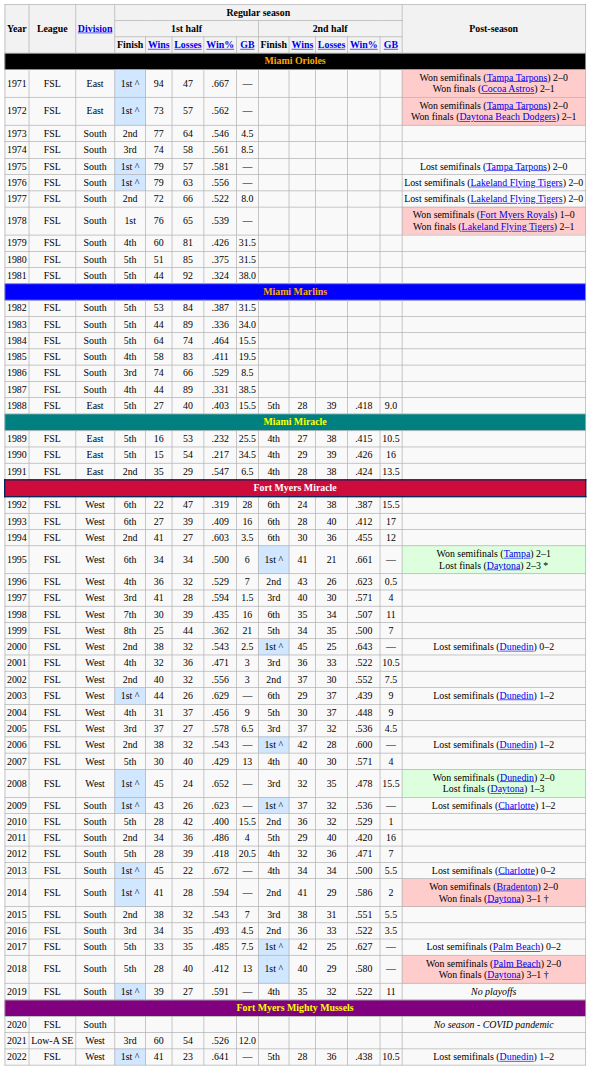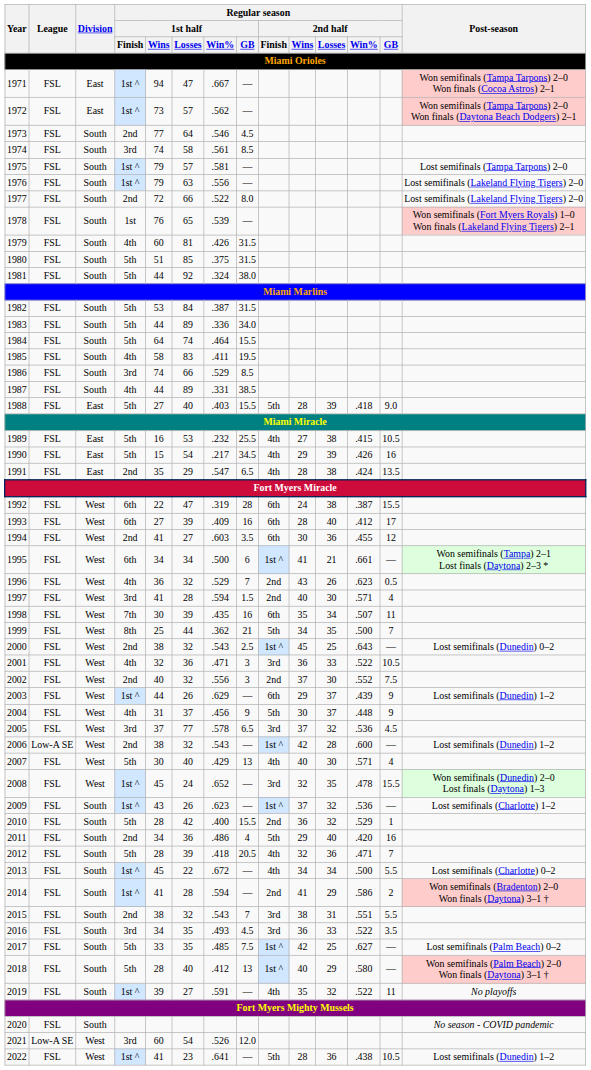(274, 598) 3rd -> (274, 598) 2nd
(188, 728) 27 -> (188, 728) 77
(52, 745) FSL -> (52, 745) Low-A SE
(274, 931) 2nd -> (274, 931) 3rd
